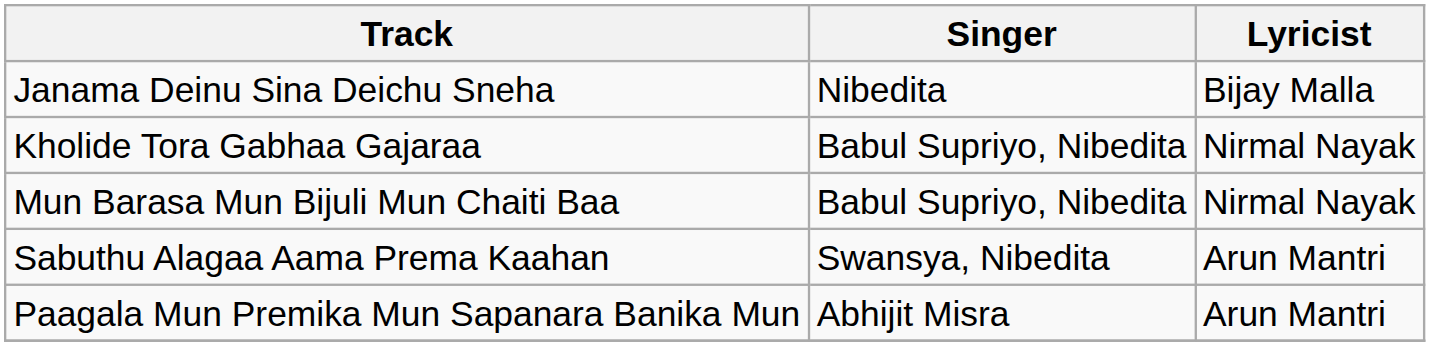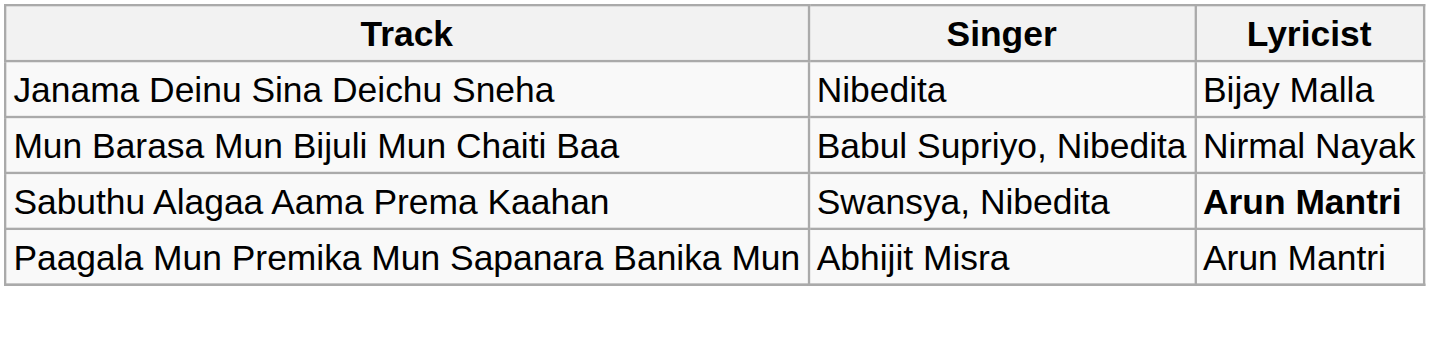- row: (247, 146)
(1294, 258) normal -> (1302, 202) bold
